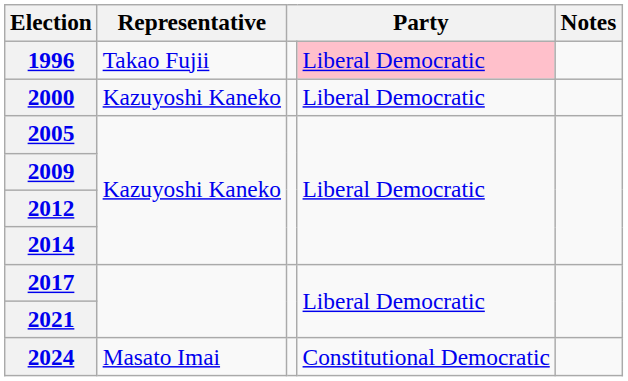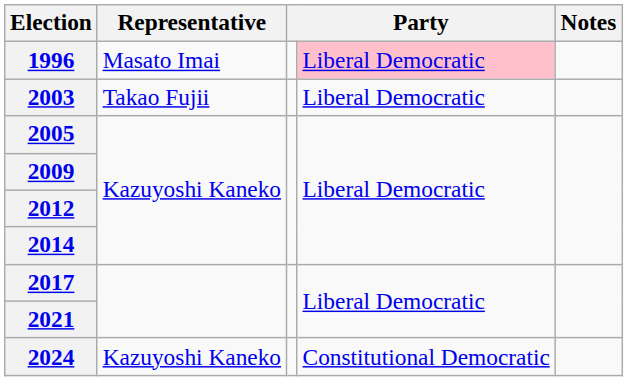(156, 60) Takao Fujii -> (161, 60) Masato Imai
- row: (51, 97)
+ row: (51, 97)
(161, 356) Masato Imai -> (192, 356) Kazuyoshi Kaneko
